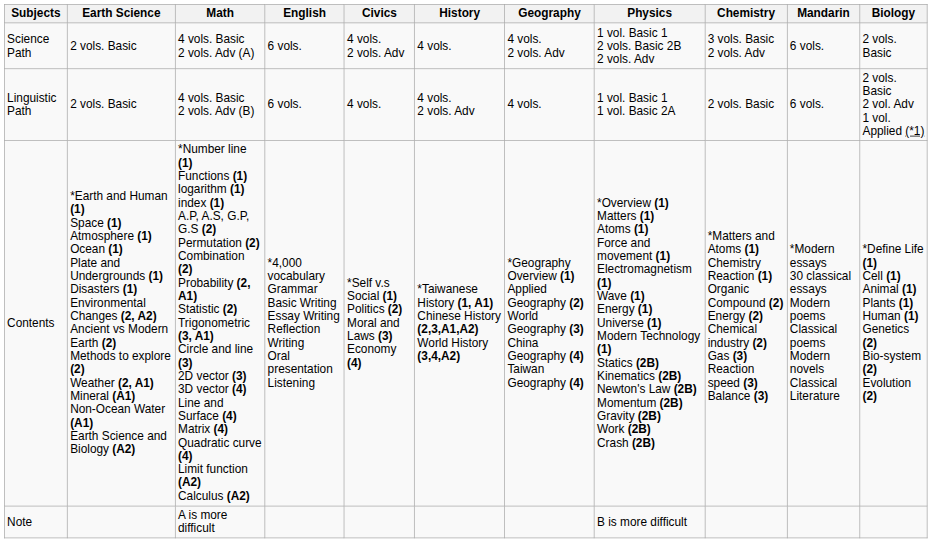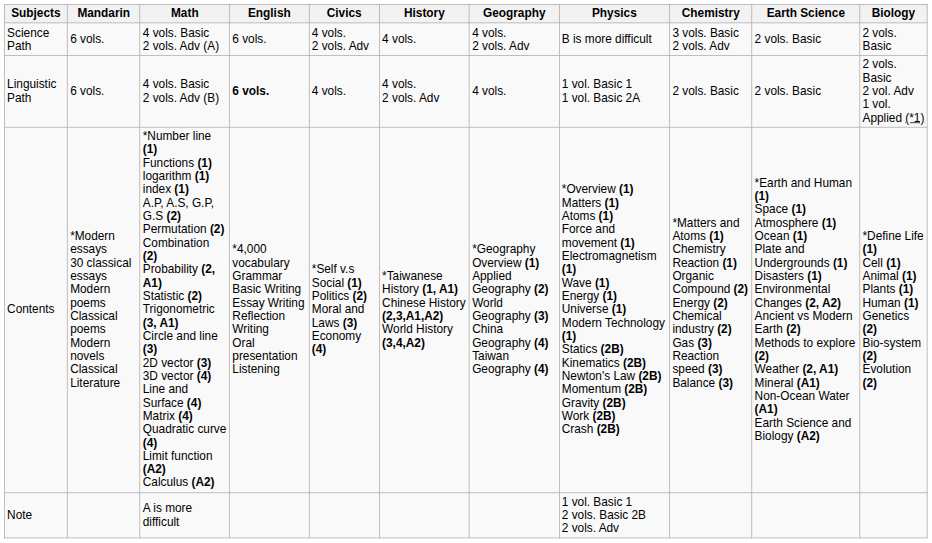columns swapped: (823, 13) <-> (121, 13)
(639, 45) 1 vol. Basic 1 2 vols. Basic 2B 2 vols. Adv -> (607, 39) B is more difficult
(285, 104) normal -> (251, 91) bold
(642, 521) B is more difficult -> (604, 515) 1 vol. Basic 1 2 vols. Basic 2B 2 vols. Adv
